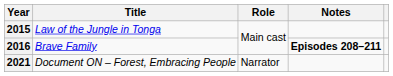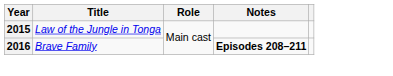- row: (19, 63)
